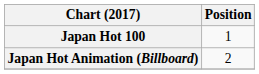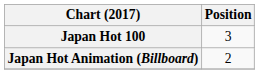(228, 36) 1 -> (228, 36) 3
